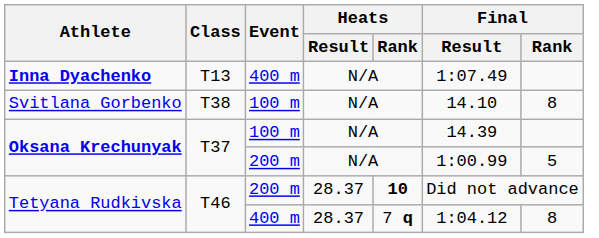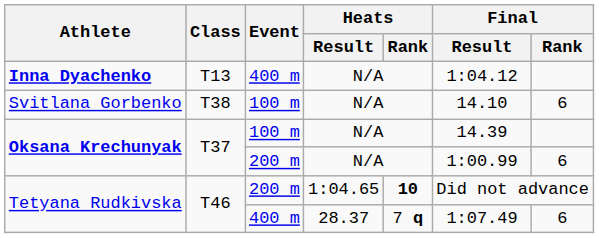(472, 76) 1:07.49 -> (482, 76) 1:04.12
(552, 104) 8 -> (562, 104) 6
(552, 161) 5 -> (562, 161) 6
(339, 190) 28.37 -> (344, 190) 1:04.65
(472, 218) 1:04.12 -> (482, 218) 1:07.49
(552, 218) 8 -> (562, 218) 6
